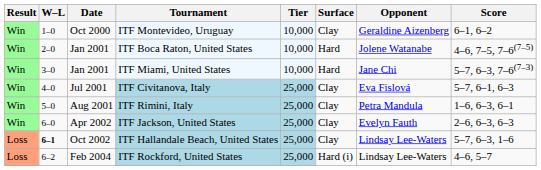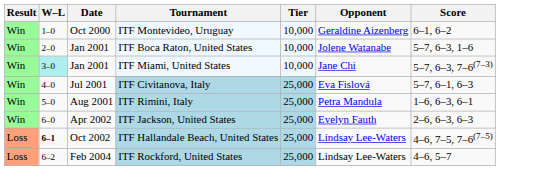- column: (336, 13)
(494, 49) 4–6, 7–5, 7–6(7–5) -> (443, 47) 5–7, 6–3, 1–6
(48, 69) no background -> (48, 67) paleturquoise background
(484, 139) 5–7, 6–3, 1–6 -> (453, 138) 4–6, 7–5, 7–6(7–5)
